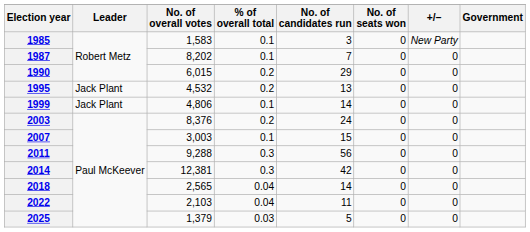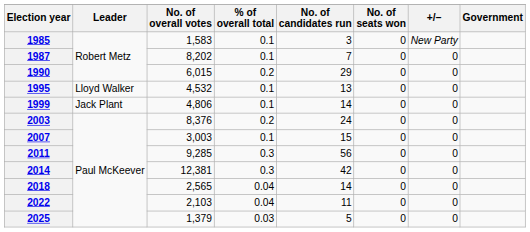(99, 89) Jack Plant -> (105, 89) Lloyd Walker
(267, 89) 0.2 -> (267, 89) 0.1
(199, 154) 9,288 -> (199, 154) 9,285
